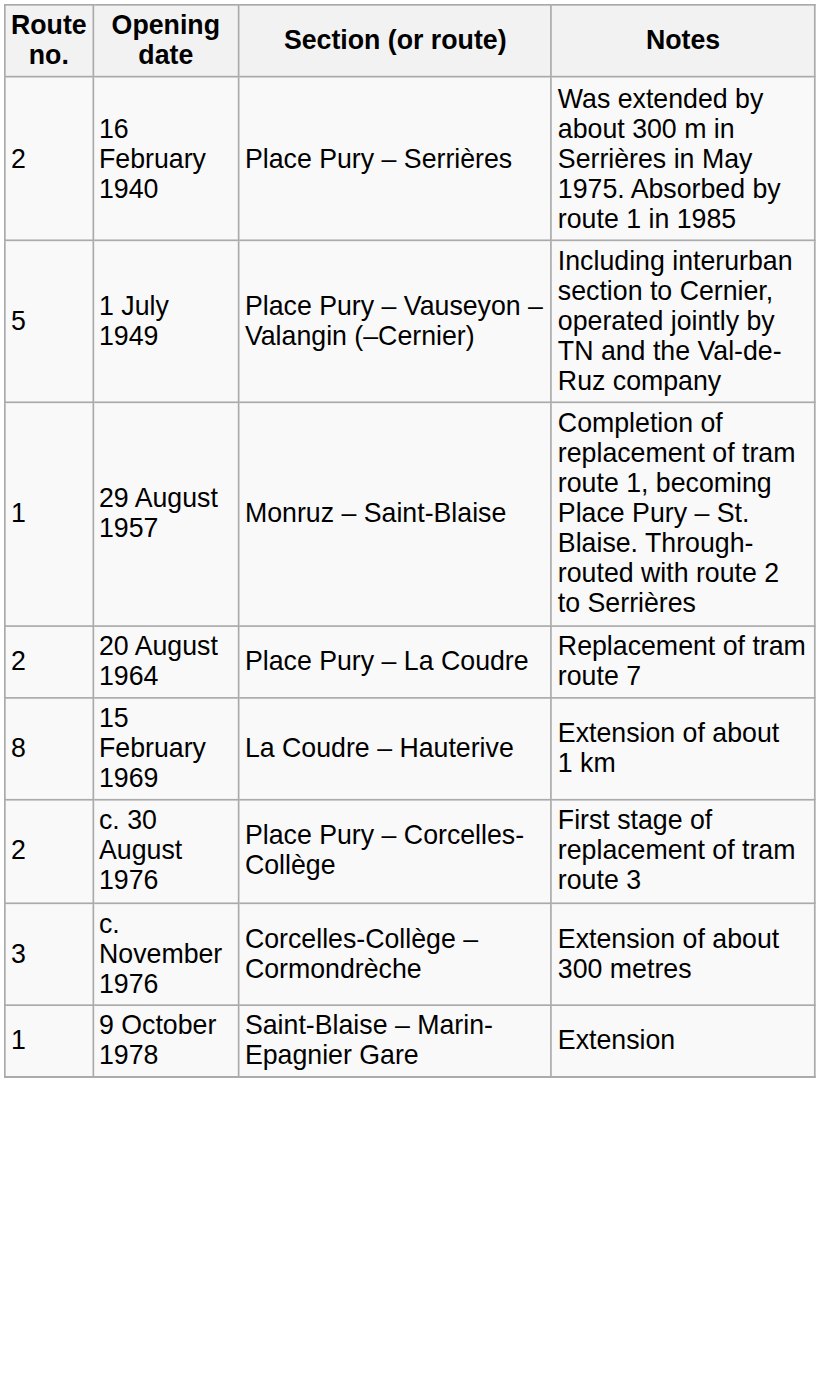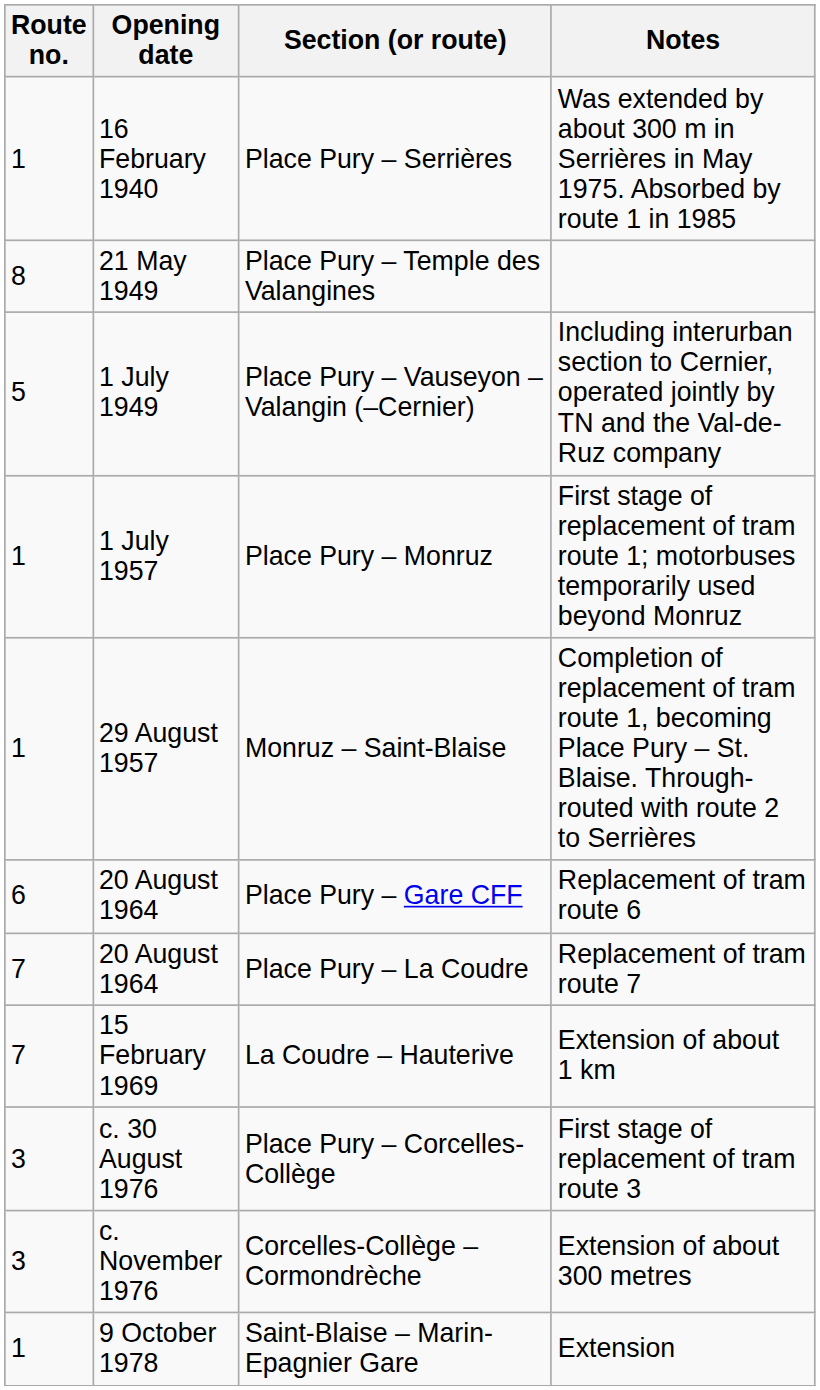(18, 158) 2 -> (18, 158) 1
+ row: (392, 275)
+ row: (369, 555)
+ row: (384, 896)
(18, 661) 2 -> (18, 968) 7
(18, 748) 8 -> (18, 1056) 7
(18, 851) 2 -> (18, 1158) 3
